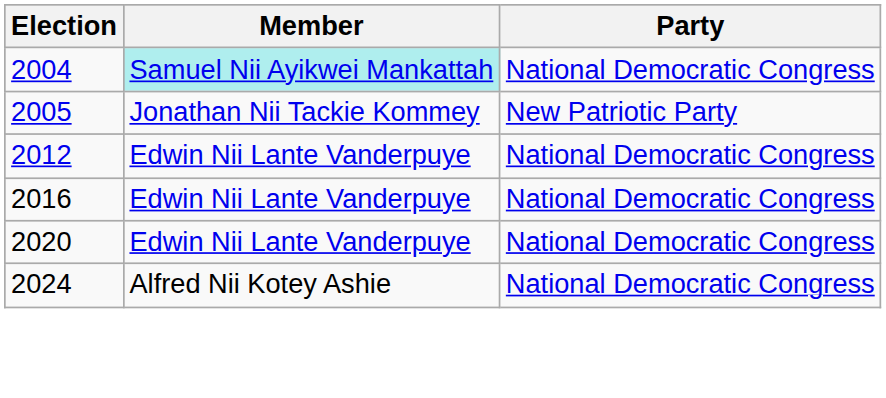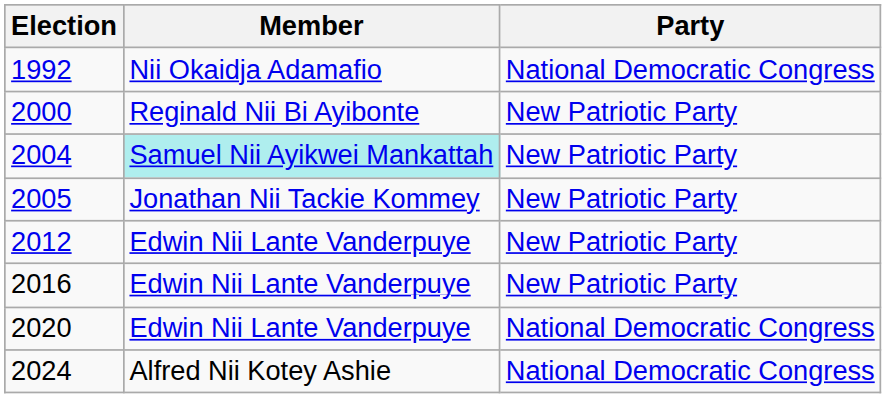+ row: (41, 69)
+ row: (41, 112)
(690, 69) National Democratic Congress -> (621, 155) New Patriotic Party
(690, 155) National Democratic Congress -> (621, 241) New Patriotic Party
(690, 198) National Democratic Congress -> (621, 284) New Patriotic Party
